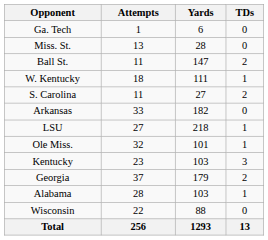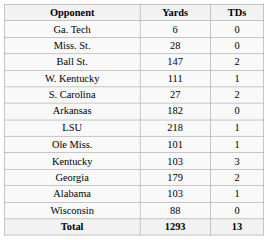- column: (138, 12)
